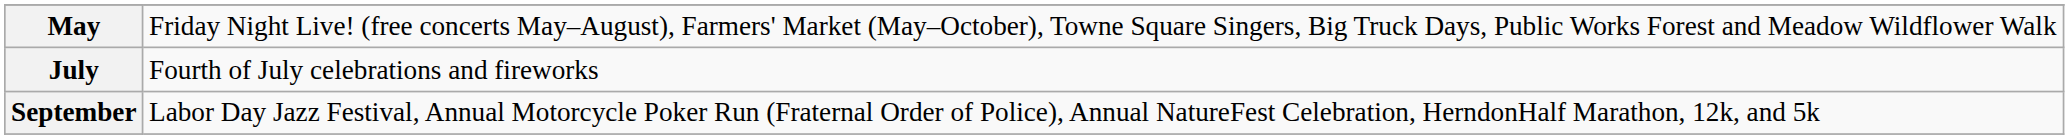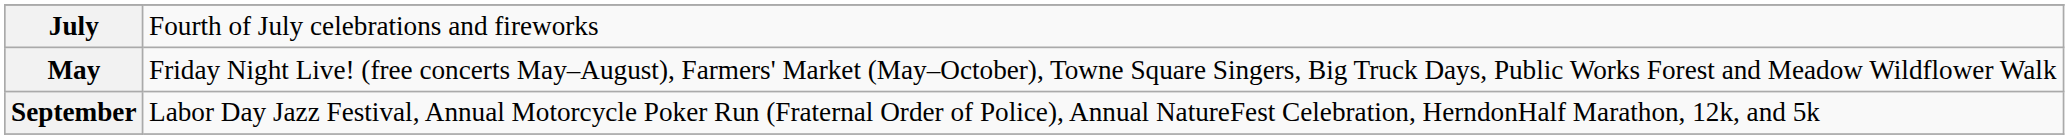rows swapped: (74, 26) <-> (74, 69)
